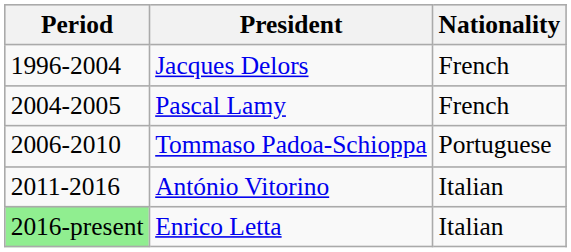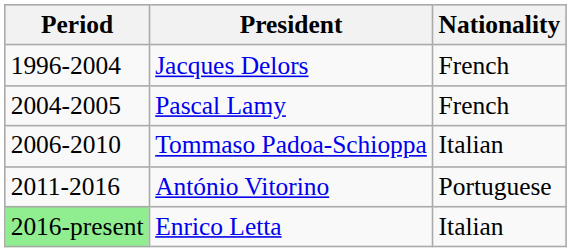(495, 145) Portuguese -> (471, 145) Italian
(471, 186) Italian -> (495, 186) Portuguese
